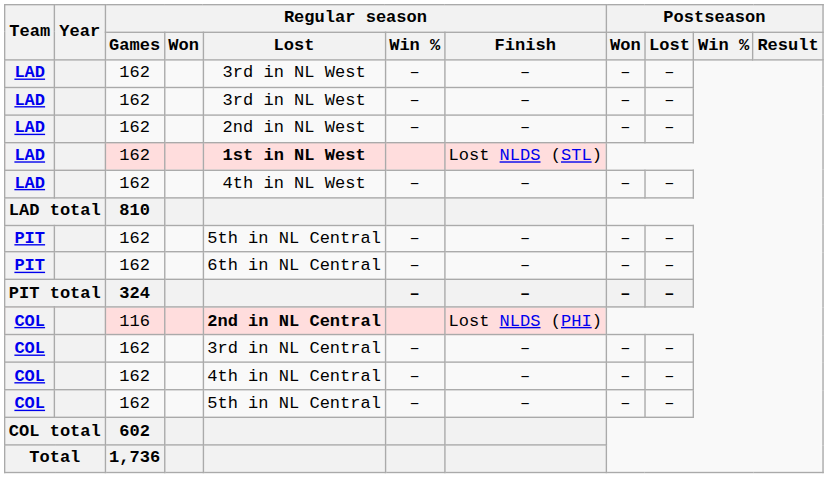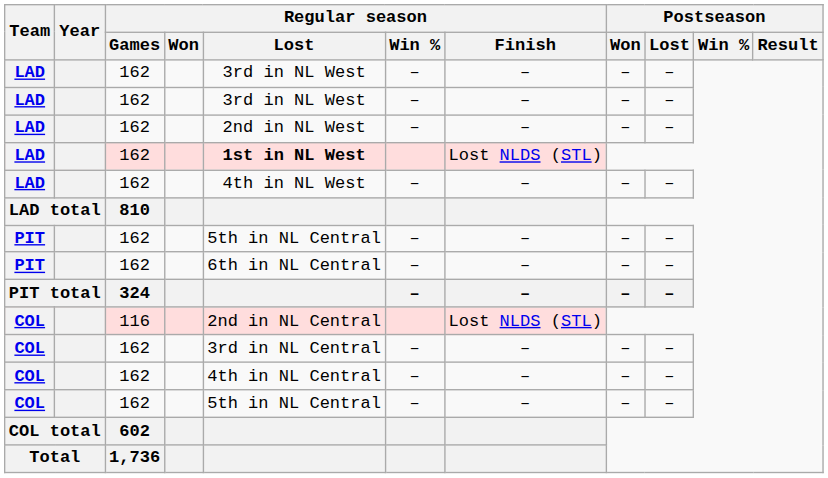(294, 321) bold -> (294, 321) normal
(525, 321) Lost NLDS (PHI) -> (525, 321) Lost NLDS (STL)
